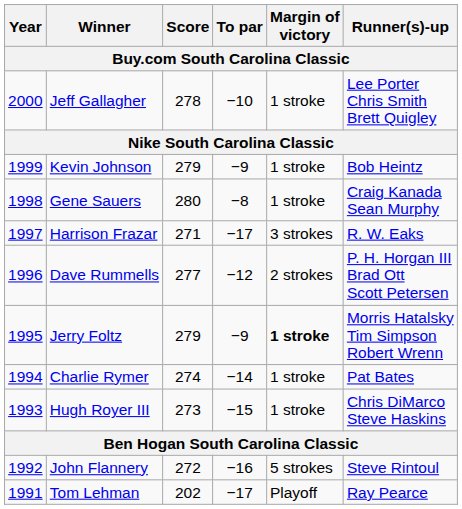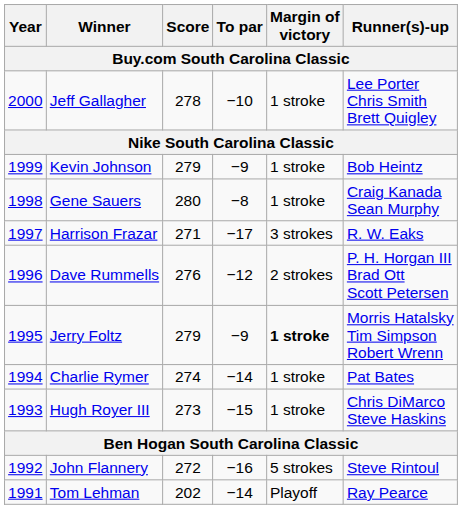(188, 275) 277 -> (188, 275) 276
(240, 492) −17 -> (240, 492) −14
